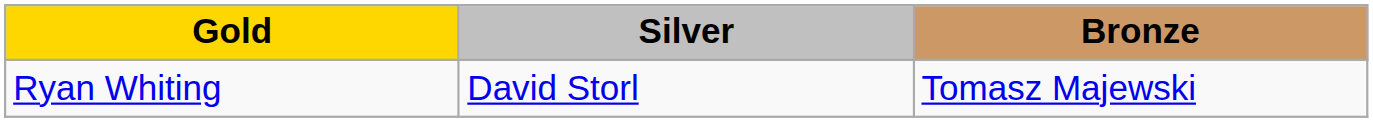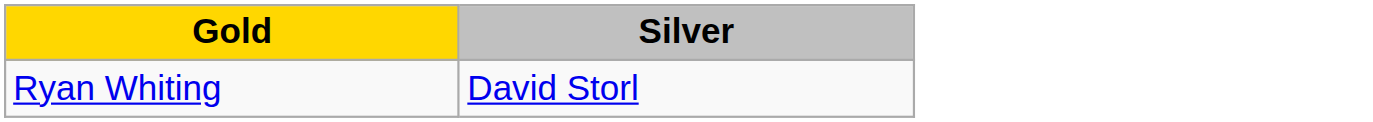- column: (1140, 32)
